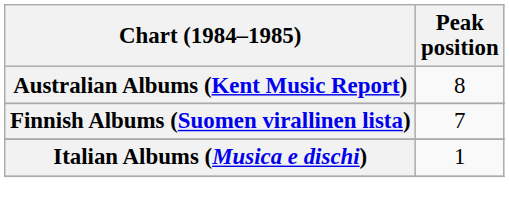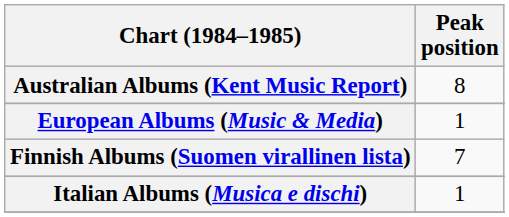+ row: (210, 120)
